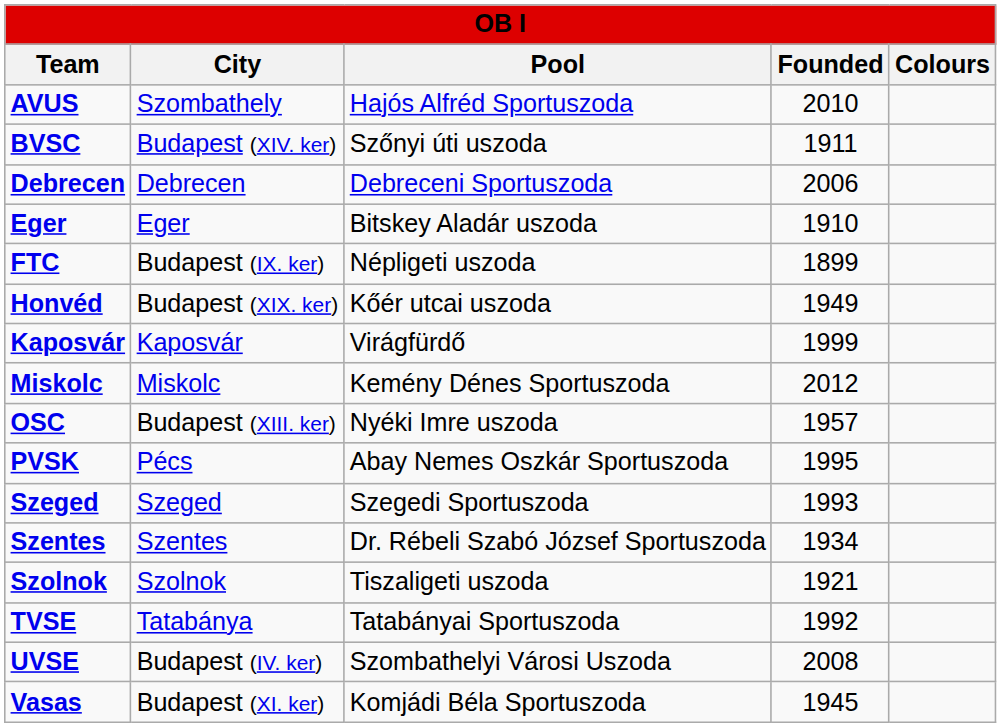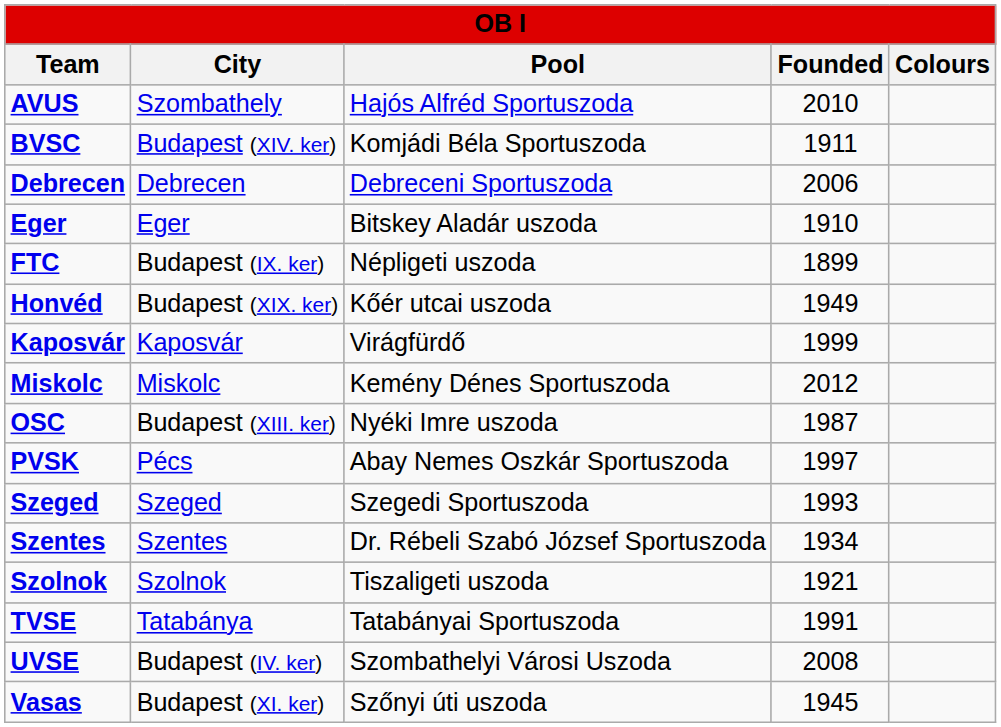(448, 143) Szőnyi úti uszoda -> (498, 143) Komjádi Béla Sportuszoda
(830, 422) 1957 -> (830, 422) 1987
(830, 462) 1995 -> (830, 462) 1997
(830, 622) 1992 -> (830, 622) 1991
(498, 701) Komjádi Béla Sportuszoda -> (448, 701) Szőnyi úti uszoda
